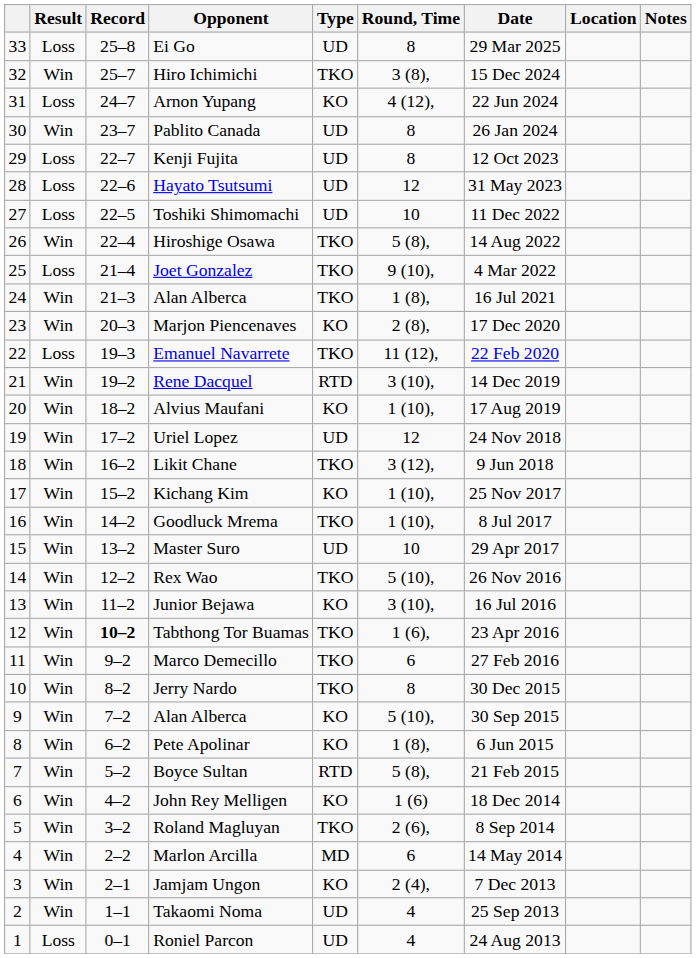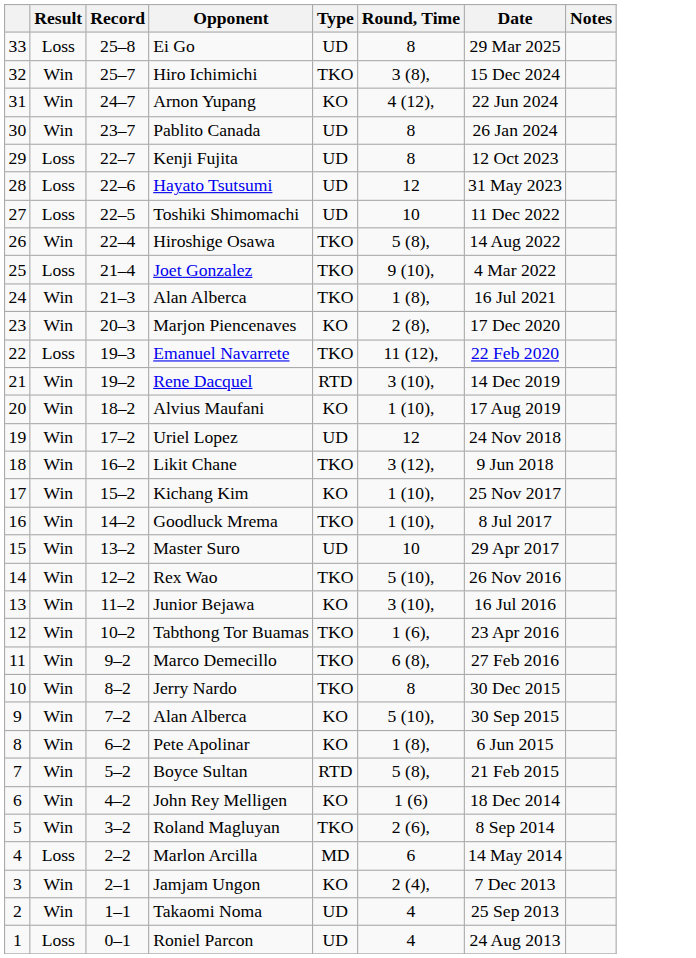- column: (603, 18)
(58, 102) Loss -> (58, 102) Win
(118, 632) bold -> (118, 632) normal
(411, 660) 6 -> (411, 660) 6 (8),
(58, 855) Win -> (58, 855) Loss
